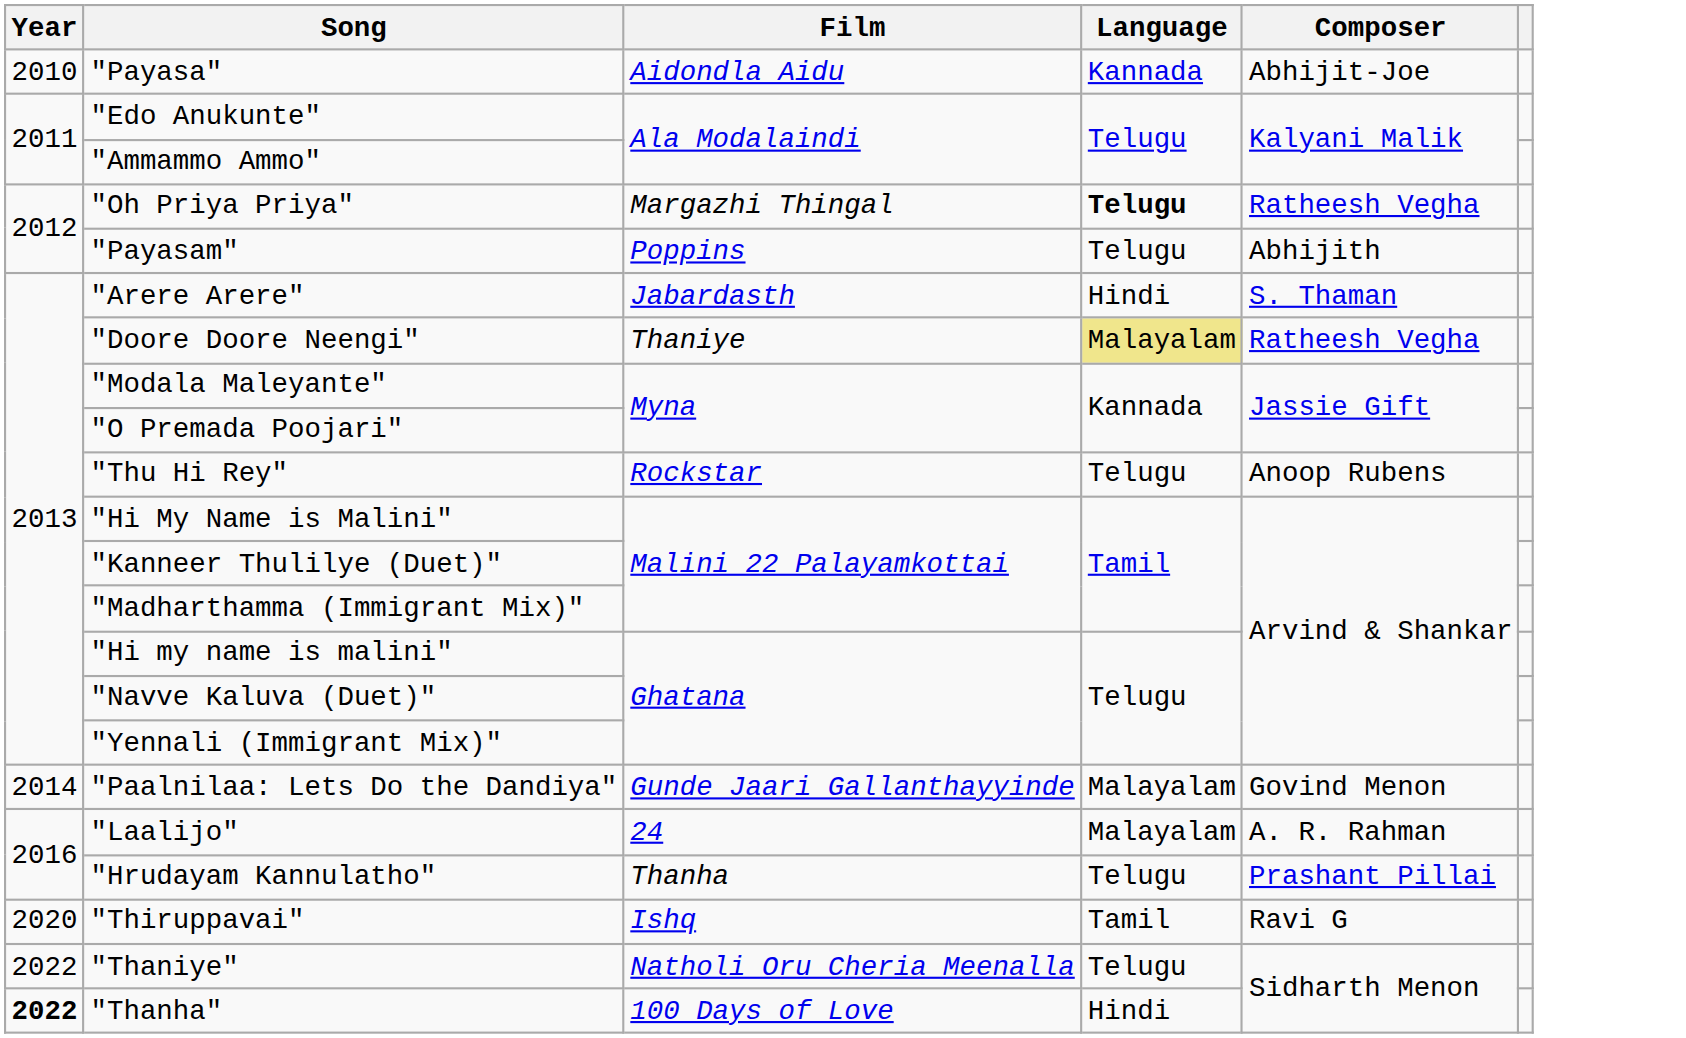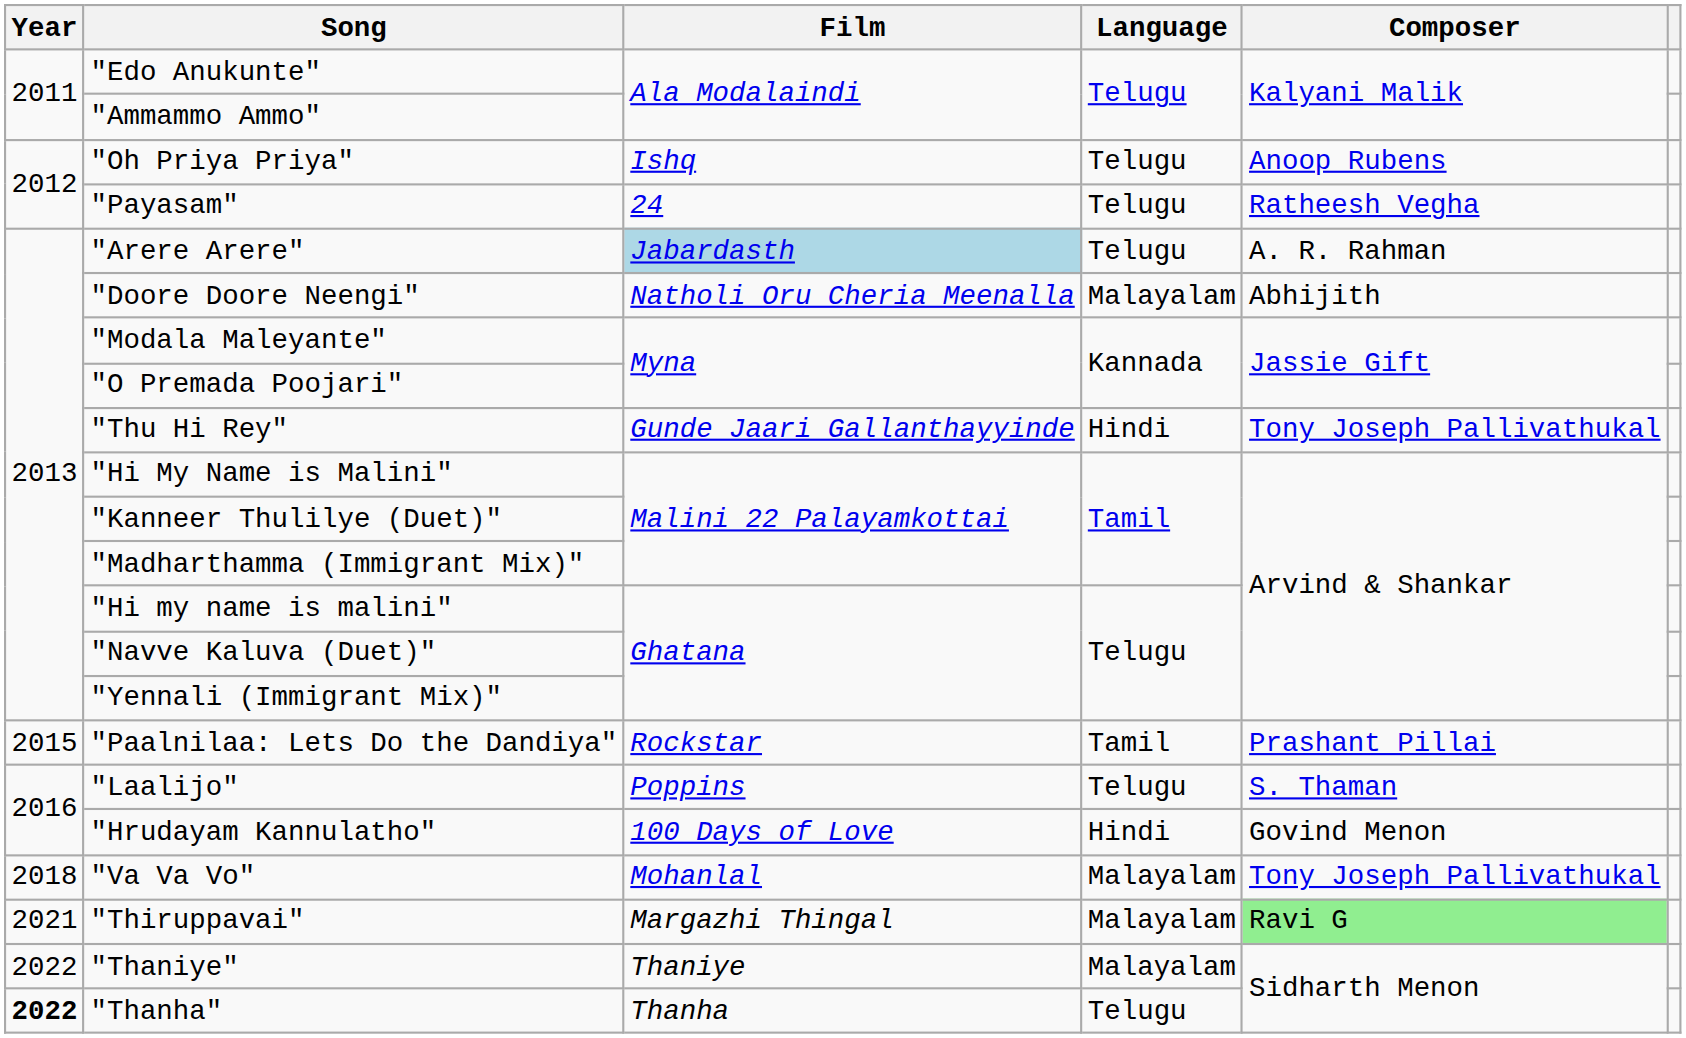- row: (156, 72)
(762, 206) Margazhi Thingal -> (663, 162) Ishq
(1137, 206) bold -> (1137, 162) normal
(1364, 206) Ratheesh Vegha -> (1348, 162) Anoop Rubens
(688, 251) Poppins -> (647, 206) 24
(1315, 251) Abhijith -> (1364, 206) Ratheesh Vegha
(713, 296) no background -> (713, 251) lightblue background
(1129, 296) Hindi -> (1137, 251) Telugu
(1323, 296) S. Thaman -> (1348, 251) A. R. Rahman
(688, 340) Thaniye -> (853, 296) Natholi Oru Cheria Meenalla
(1162, 340) khaki background -> (1162, 296) no background
(1364, 340) Ratheesh Vegha -> (1315, 296) Abhijith
(696, 474) Rockstar -> (853, 430) Gunde Jaari Gallanthayyinde
(1137, 474) Telugu -> (1129, 430) Hindi
(1348, 474) Anoop Rubens -> (1455, 430) Tony Joseph Pallivathukal
(45, 787) 2014 -> (45, 743) 2015
(853, 787) Gunde Jaari Gallanthayyinde -> (696, 743) Rockstar
(1162, 787) Malayalam -> (1129, 743) Tamil
(1348, 787) Govind Menon -> (1372, 743) Prashant Pillai
(647, 832) 24 -> (688, 787) Poppins
(1162, 832) Malayalam -> (1137, 787) Telugu
(1348, 832) A. R. Rahman -> (1323, 787) S. Thaman
(680, 877) Thanha -> (762, 832) 100 Days of Love
(1137, 877) Telugu -> (1129, 832) Hindi
(1372, 877) Prashant Pillai -> (1348, 832) Govind Menon
+ row: (173, 877)
(45, 922) 2020 -> (45, 922) 2021
(663, 922) Ishq -> (762, 922) Margazhi Thingal
(1129, 922) Tamil -> (1162, 922) Malayalam
(1298, 922) no background -> (1298, 922) lightgreen background
(853, 966) Natholi Oru Cheria Meenalla -> (688, 966) Thaniye
(1137, 966) Telugu -> (1162, 966) Malayalam
(762, 1011) 100 Days of Love -> (680, 1011) Thanha
(1129, 1011) Hindi -> (1137, 1011) Telugu
